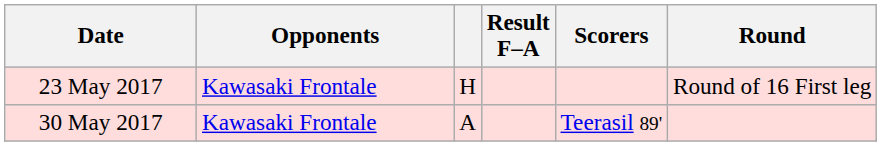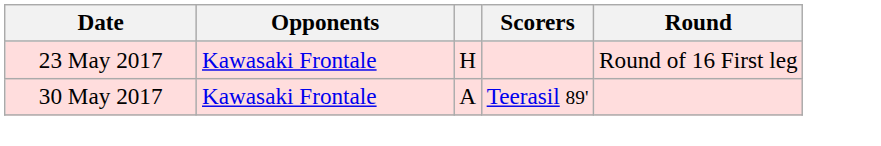- column: (518, 35)
